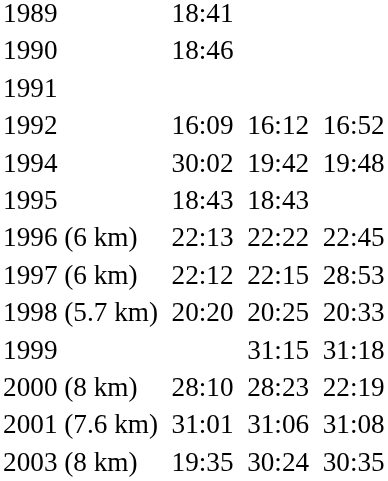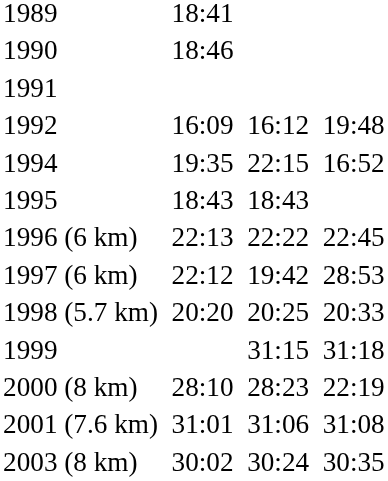(354, 125) 16:52 -> (354, 125) 19:48
(203, 162) 30:02 -> (203, 162) 19:35
(278, 162) 19:42 -> (278, 162) 22:15
(354, 162) 19:48 -> (354, 162) 16:52
(278, 274) 22:15 -> (278, 274) 19:42
(203, 461) 19:35 -> (203, 461) 30:02
